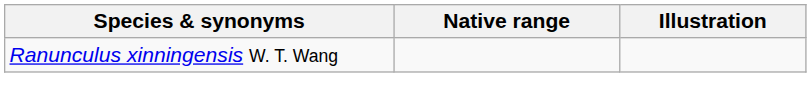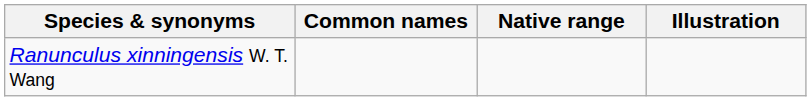+ column: (386, 21)
